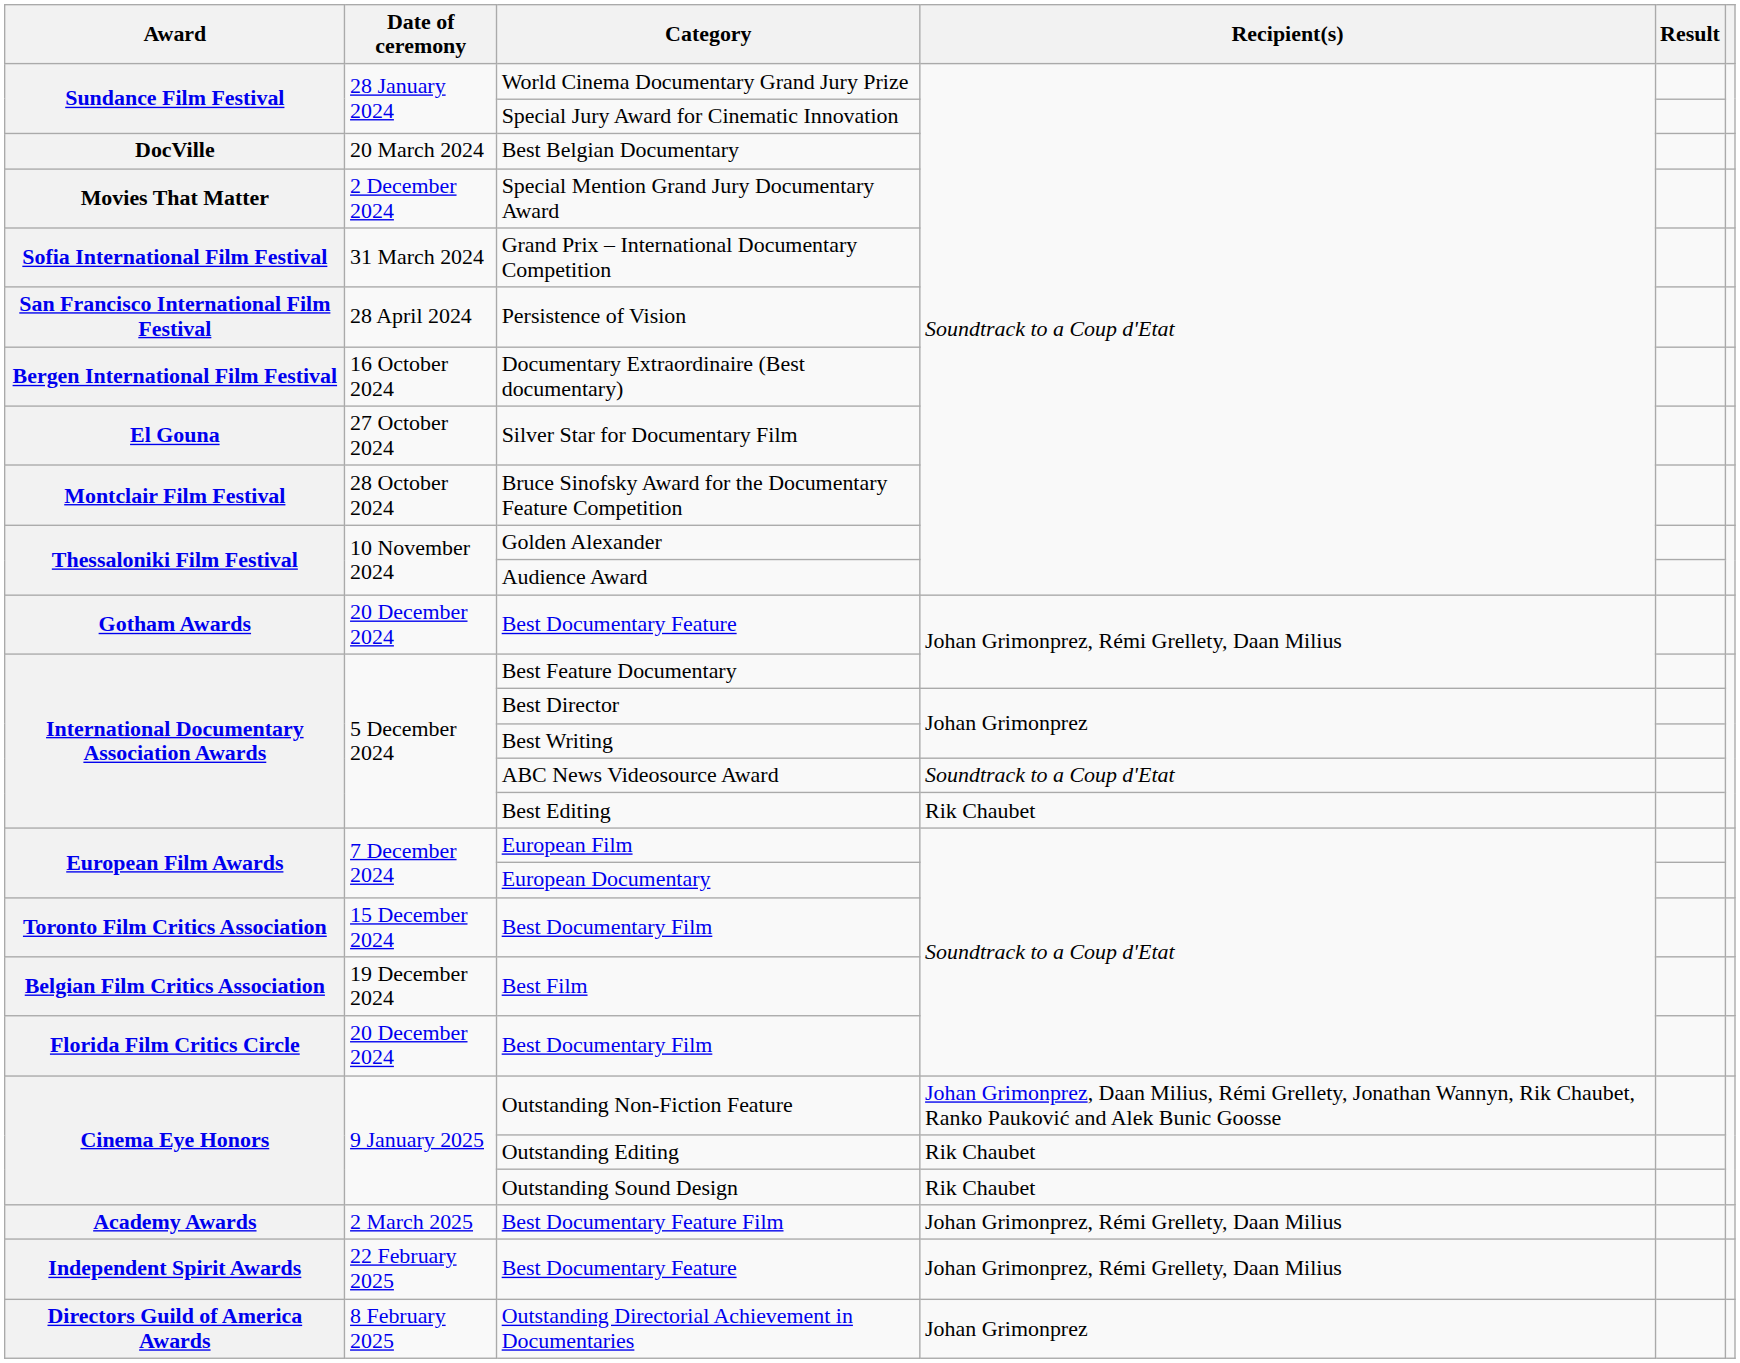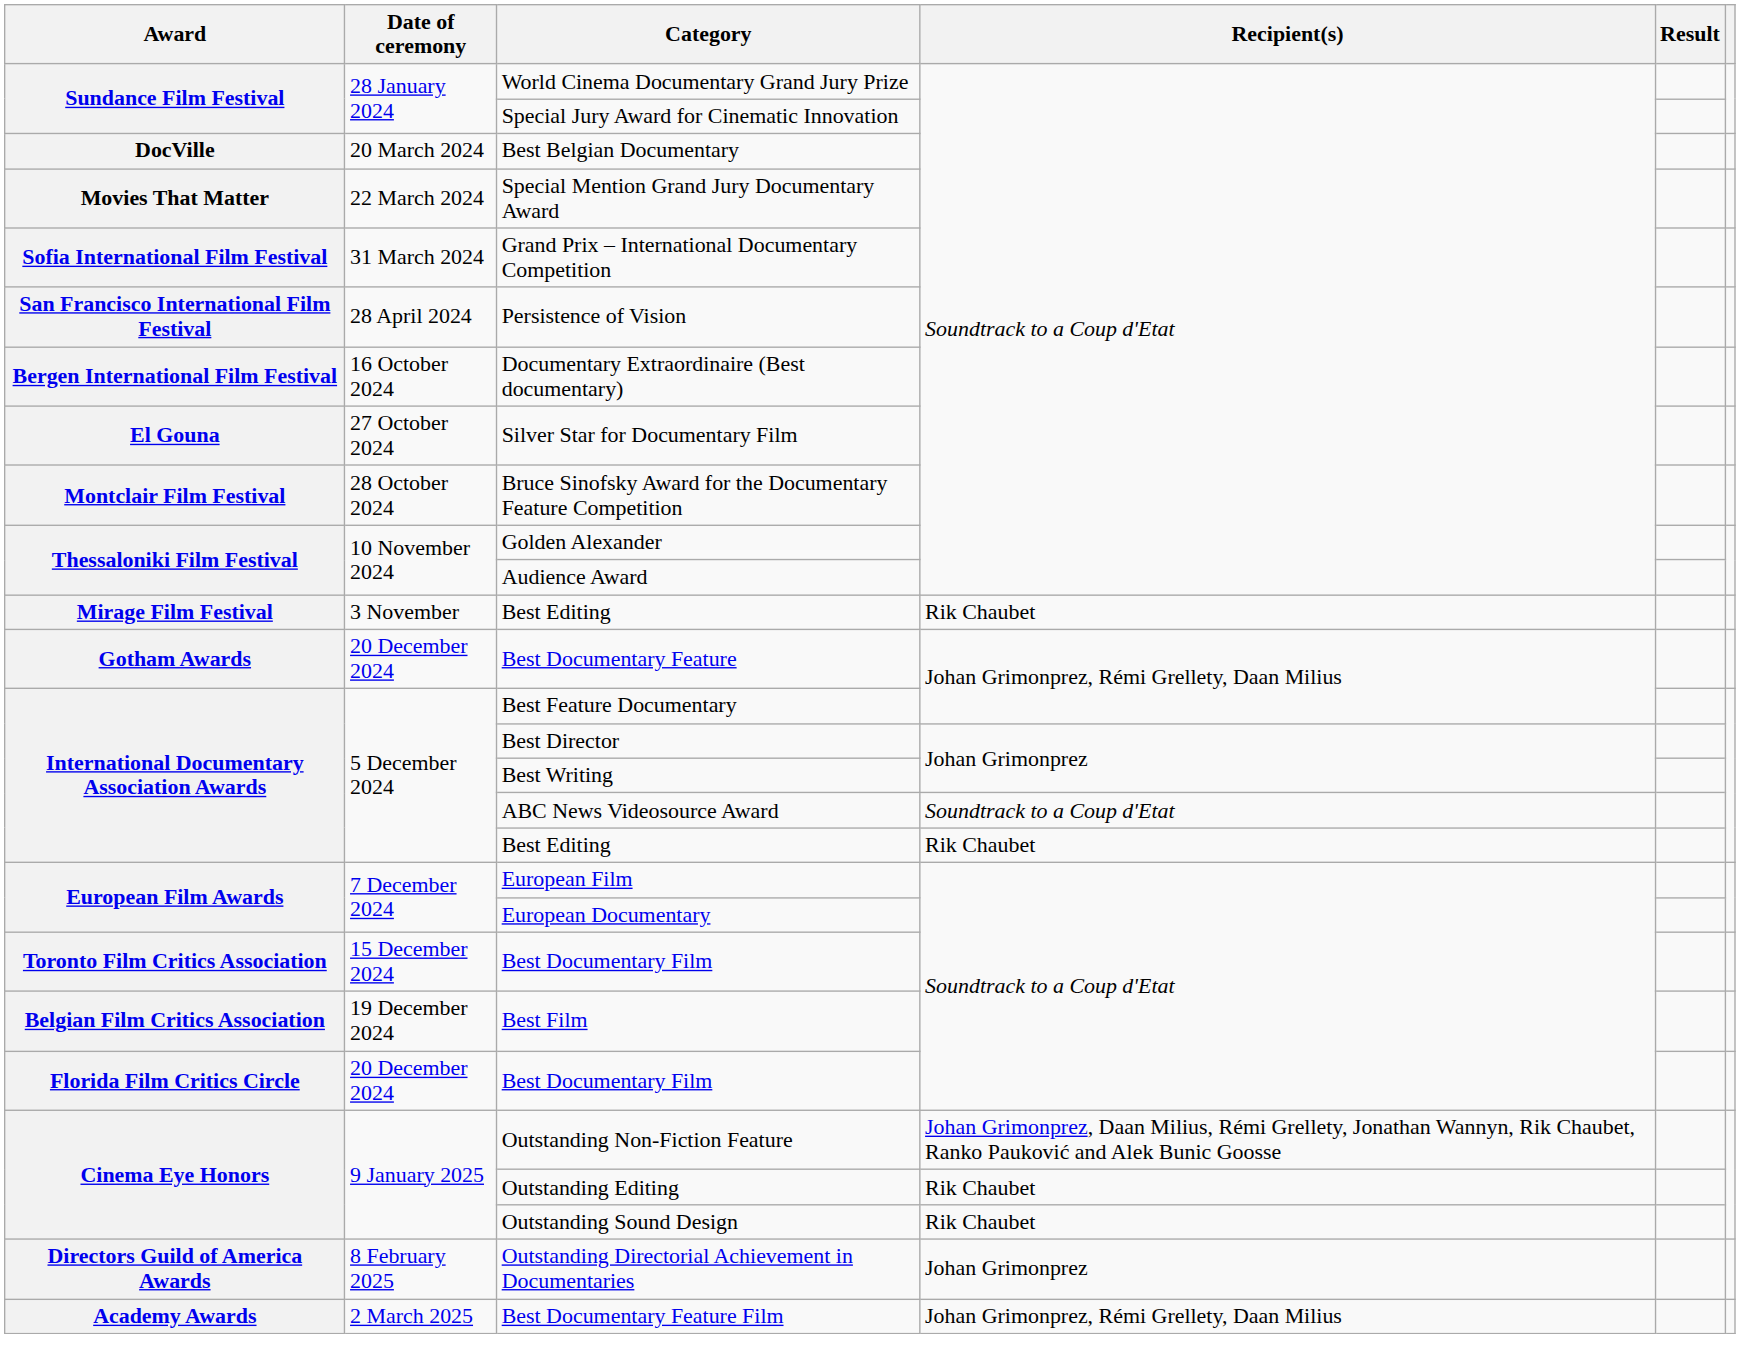(403, 197) 2 December 2024 -> (417, 197) 22 March 2024
+ row: (175, 611)
rows swapped: (175, 1328) <-> (175, 1221)
- row: (175, 1268)
